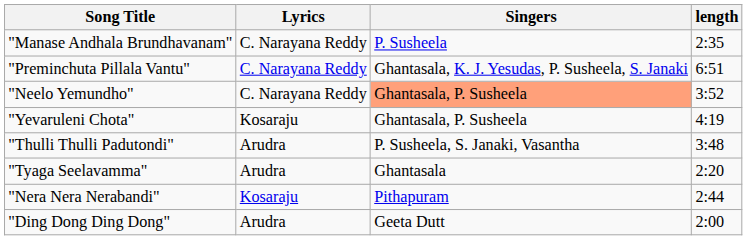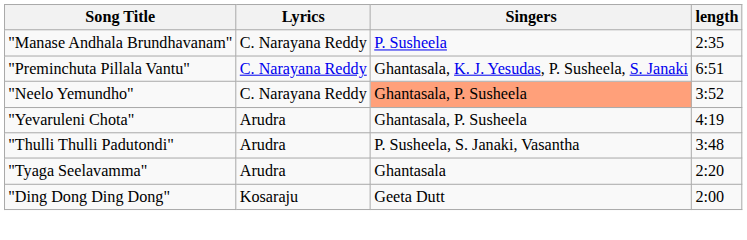(269, 119) Kosaraju -> (263, 119) Arudra
- row: (84, 196)
(263, 222) Arudra -> (269, 196) Kosaraju
